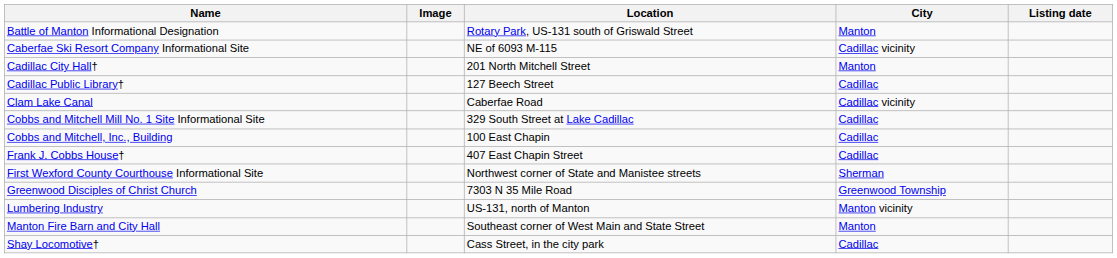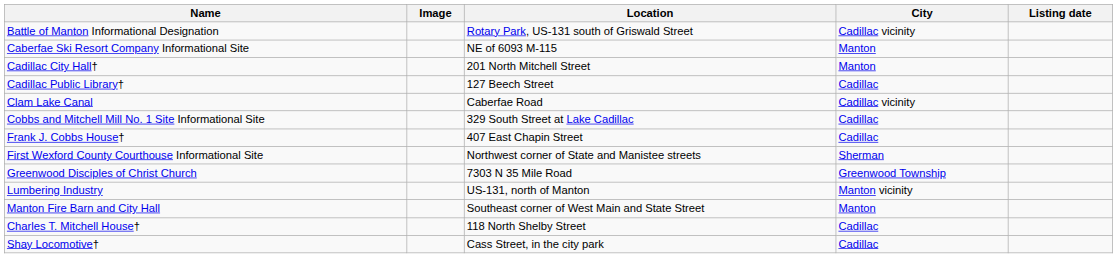(857, 31) Manton -> (877, 31) Cadillac vicinity
(877, 48) Cadillac vicinity -> (857, 48) Manton
- row: (90, 137)
+ row: (73, 226)
